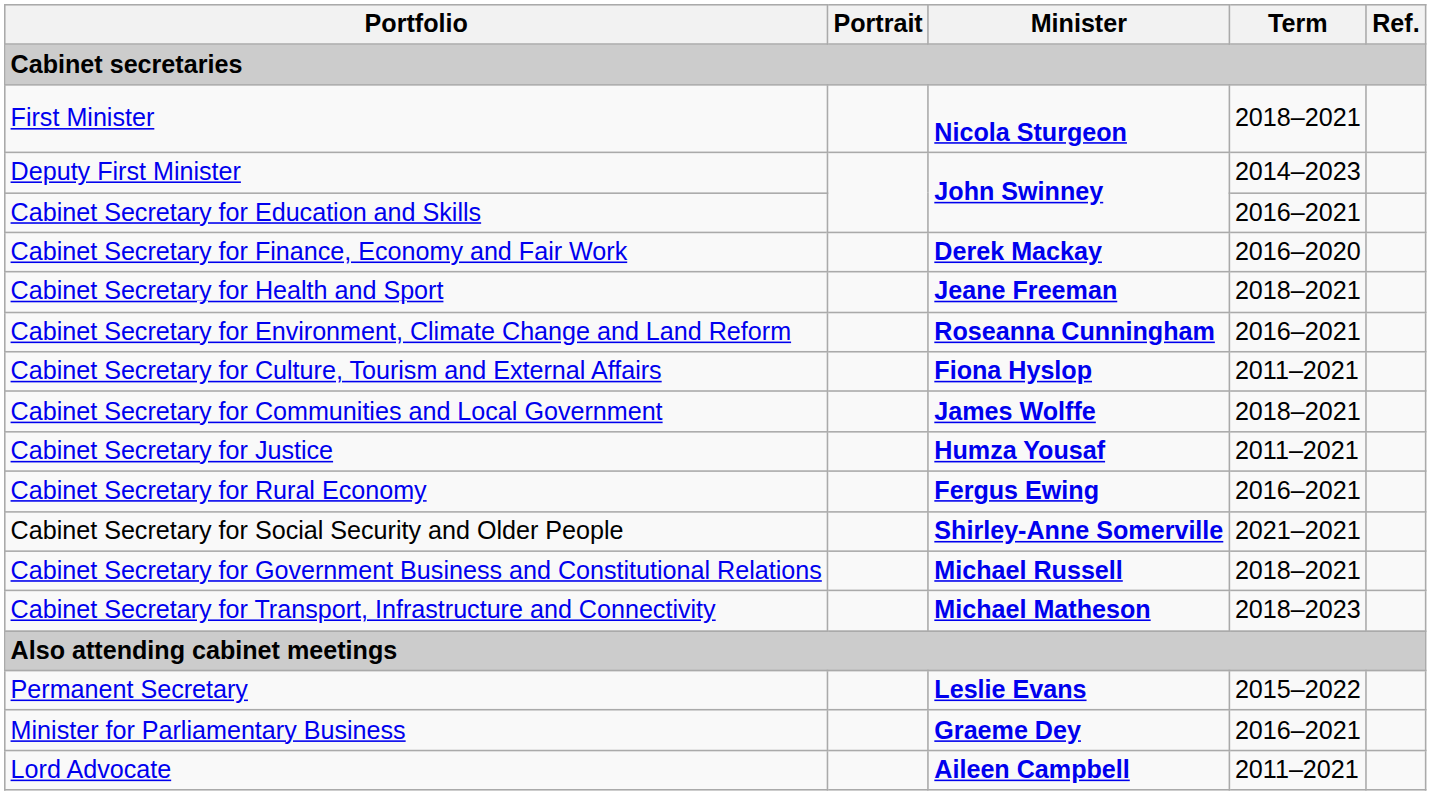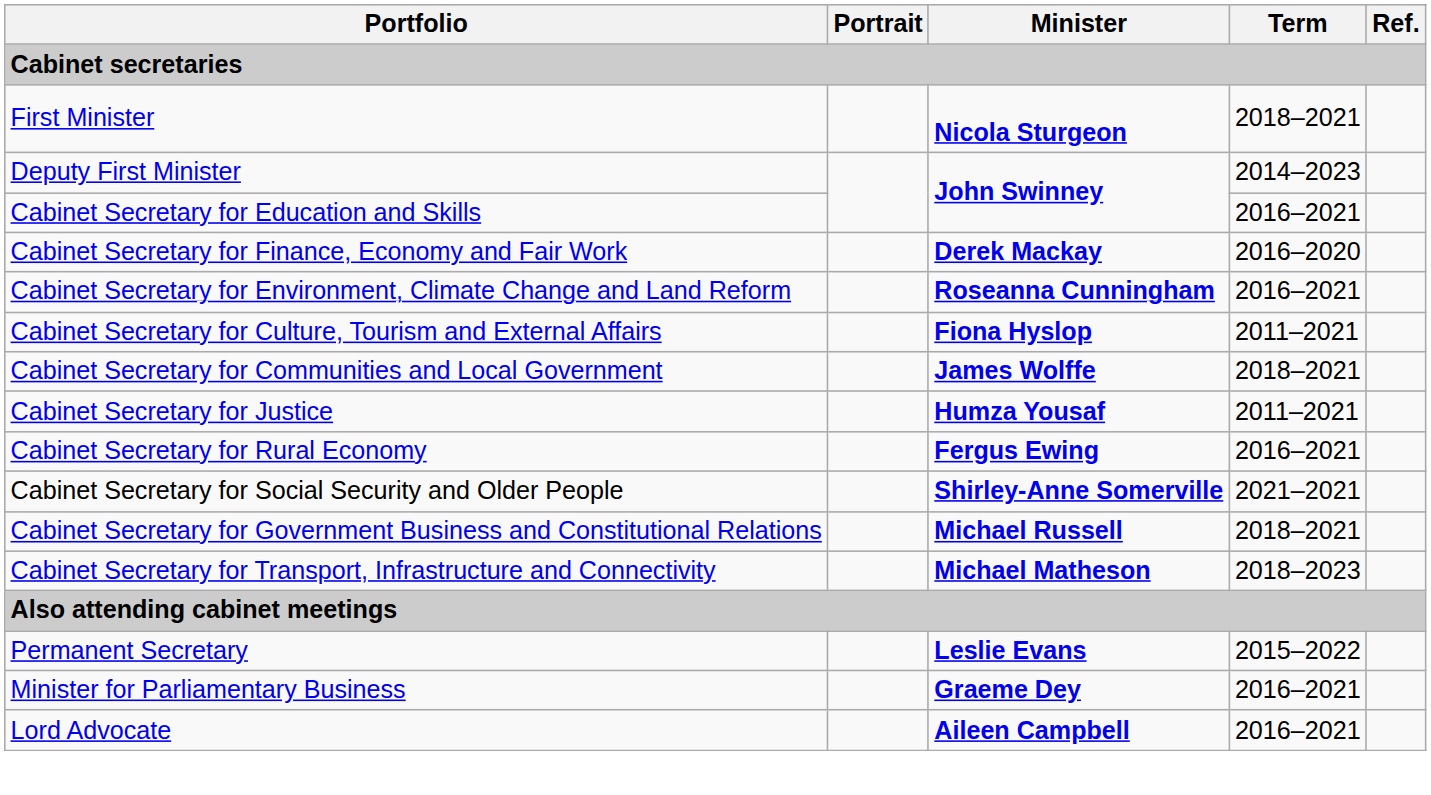- row: (227, 291)
(1297, 769) 2011–2021 -> (1298, 729) 2016–2021
